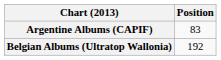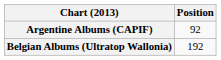(195, 30) 83 -> (195, 30) 92
